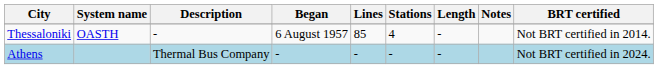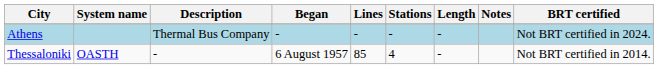rows swapped: (25, 53) <-> (39, 34)
